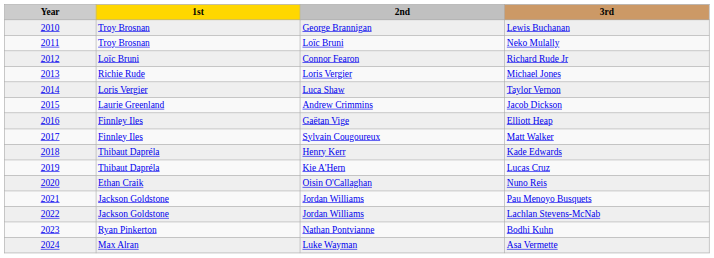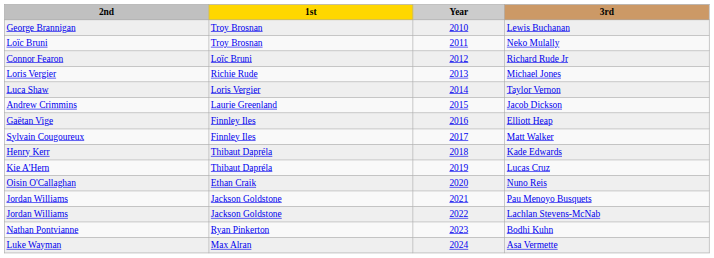columns swapped: (50, 12) <-> (402, 12)
